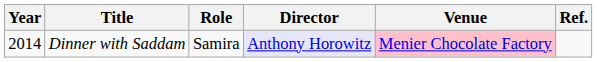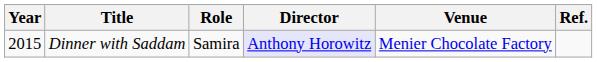(25, 43) 2014 -> (25, 43) 2015
(465, 43) pink background -> (465, 43) no background
